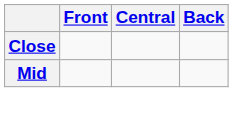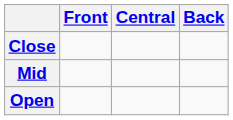+ row: (32, 100)
